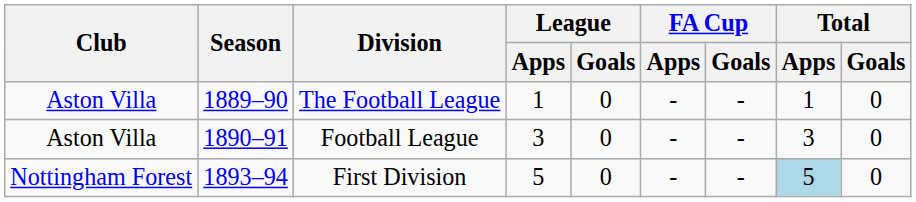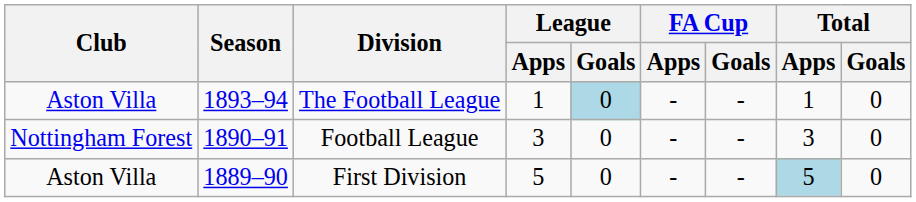(246, 100) 1889–90 -> (246, 100) 1893–94
(606, 100) no background -> (606, 100) lightblue background
(101, 138) Aston Villa -> (101, 138) Nottingham Forest
(101, 176) Nottingham Forest -> (101, 176) Aston Villa
(246, 176) 1893–94 -> (246, 176) 1889–90
